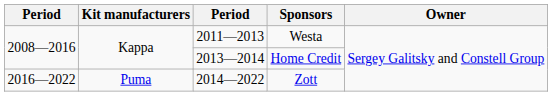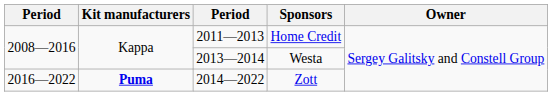(306, 36) Westa -> (306, 36) Home Credit
(306, 58) Home Credit -> (306, 58) Westa
(136, 79) normal -> (136, 79) bold
